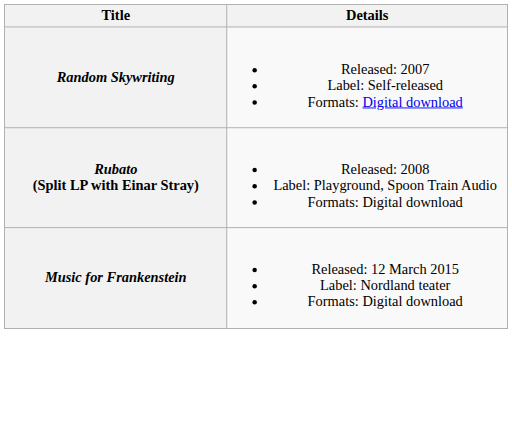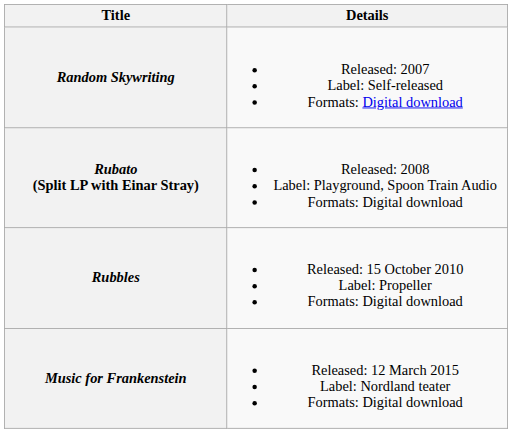+ row: (116, 277)
